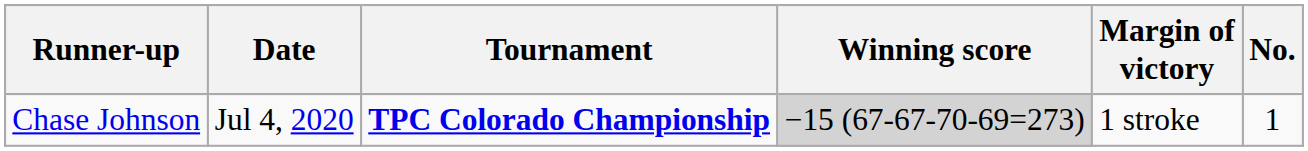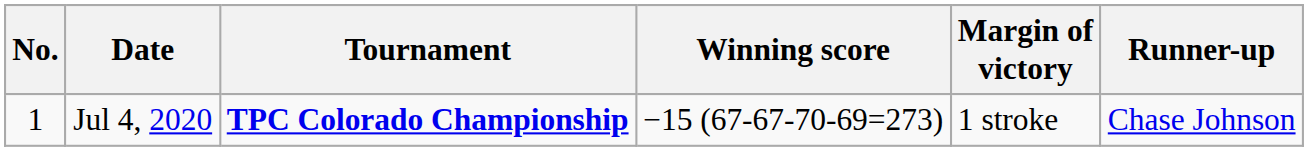columns swapped: (1272, 49) <-> (106, 49)
(935, 119) lightgrey background -> (793, 119) no background
